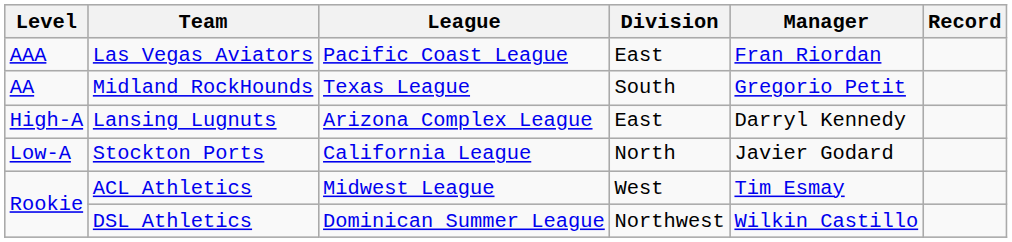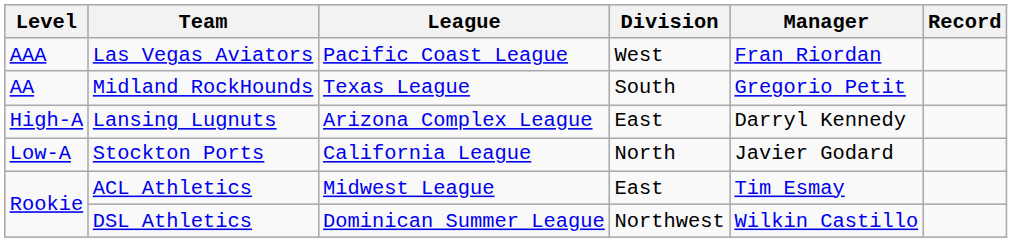(639, 55) East -> (639, 55) West
(639, 188) West -> (639, 188) East
